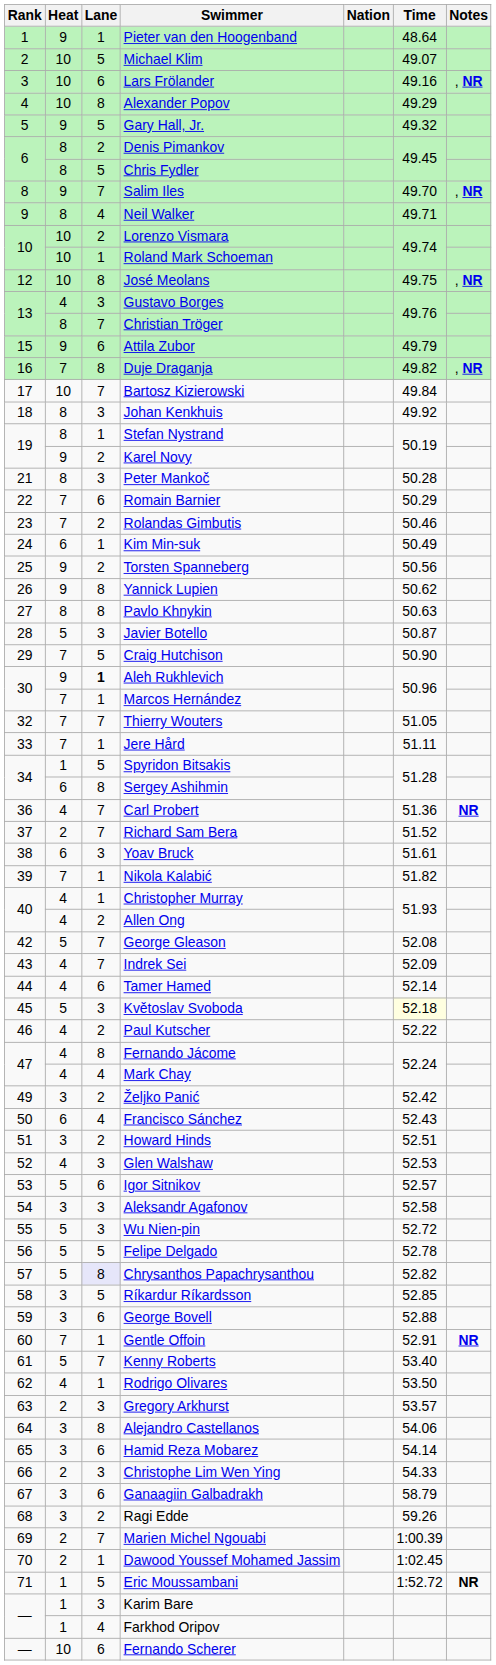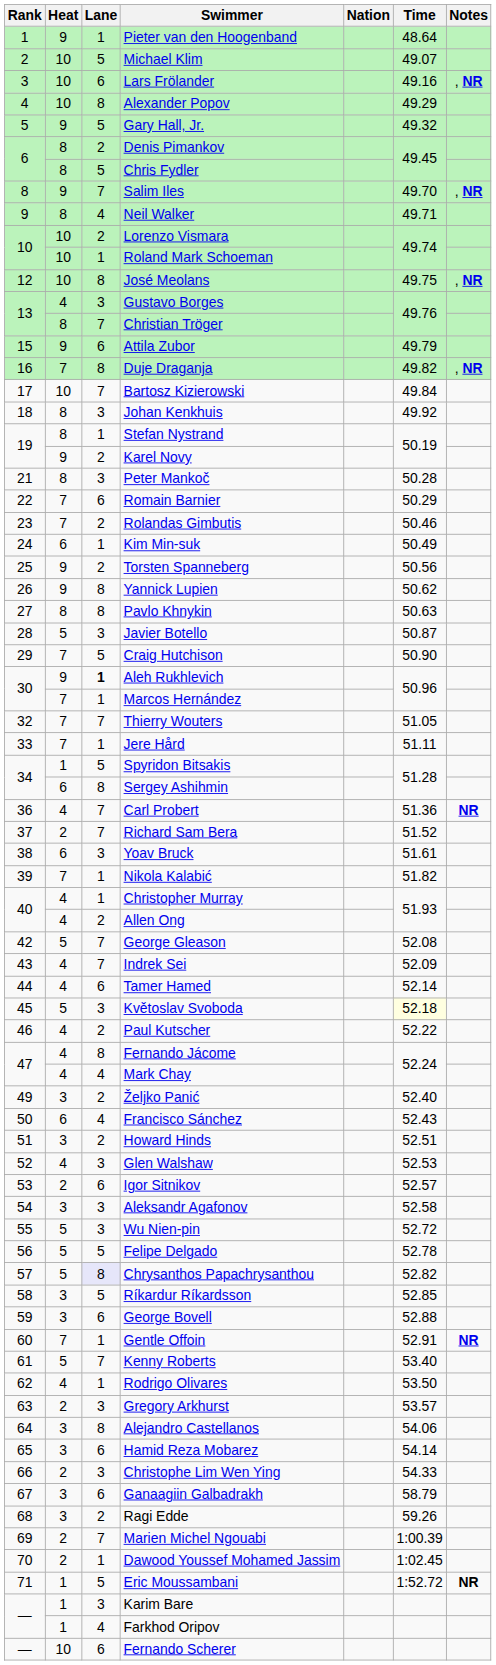(420, 1097) 52.42 -> (420, 1097) 52.40
(63, 1185) 5 -> (63, 1185) 2
